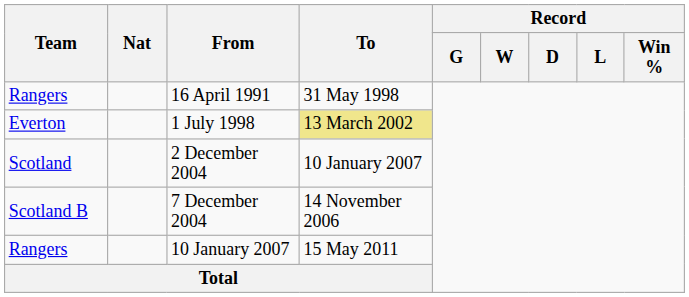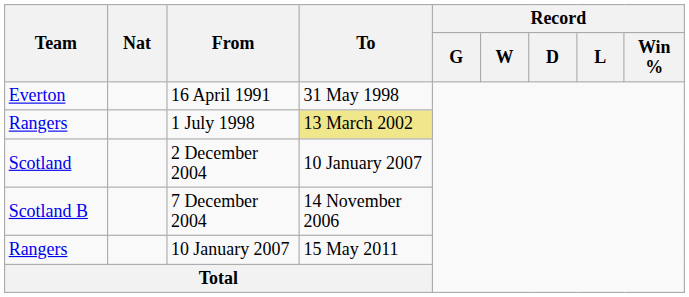(38, 95) Rangers -> (37, 95) Everton
(37, 124) Everton -> (38, 124) Rangers
